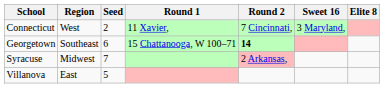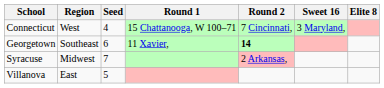(106, 28) 2 -> (106, 28) 4
(148, 28) 11 Xavier, -> (182, 28) 15 Chattanooga, W 100–71
(182, 43) 15 Chattanooga, W 100–71 -> (148, 43) 11 Xavier,
